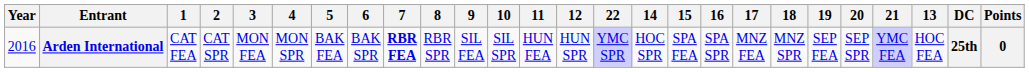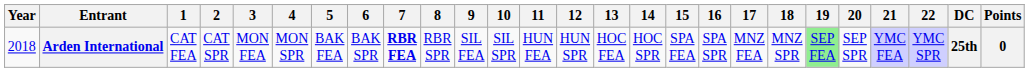columns swapped: (930, 15) <-> (613, 15)
(22, 46) 2016 -> (22, 46) 2018
(825, 46) no background -> (822, 46) lightgreen background
